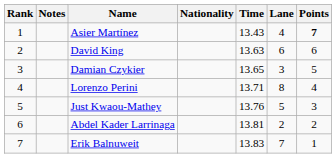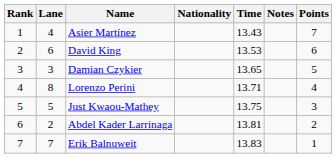columns swapped: (282, 13) <-> (52, 13)
(314, 32) bold -> (314, 32) normal
(252, 51) 13.63 -> (249, 51) 13.53
(252, 106) 13.76 -> (249, 106) 13.75
